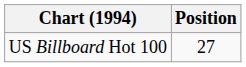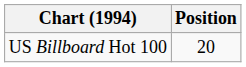(206, 47) 27 -> (206, 47) 20
